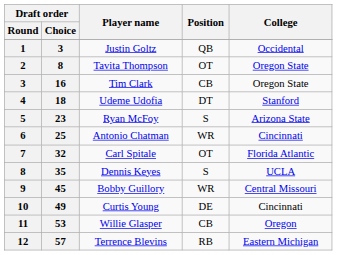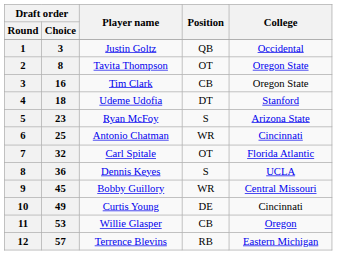(60, 171) 35 -> (60, 171) 36
